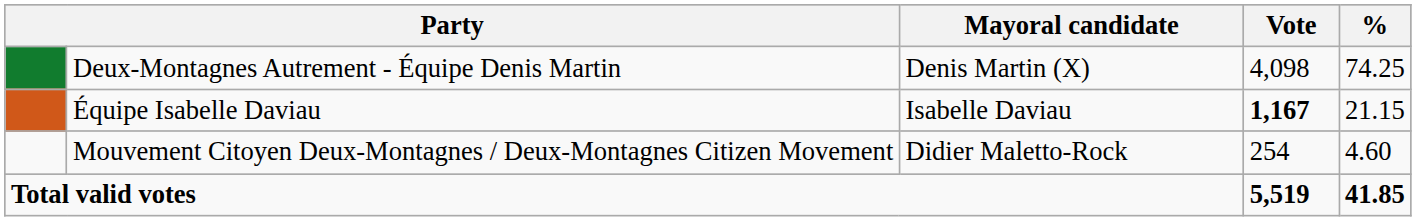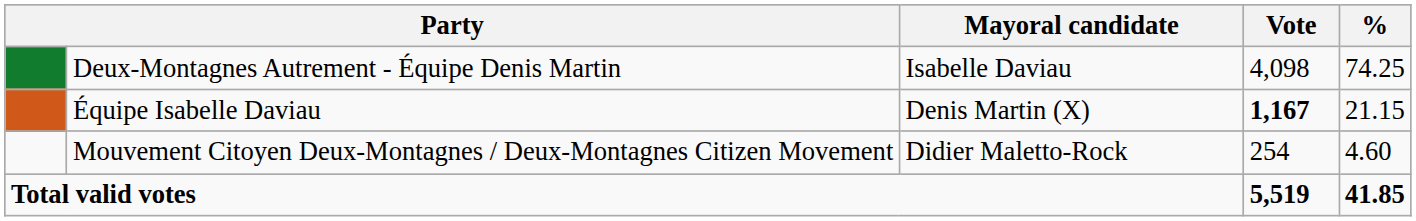(998, 67) Denis Martin (X) -> (988, 67) Isabelle Daviau
(988, 109) Isabelle Daviau -> (998, 109) Denis Martin (X)
